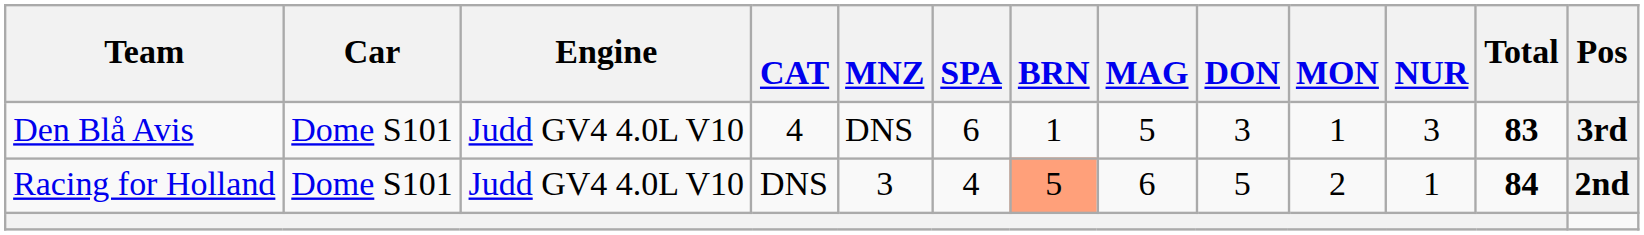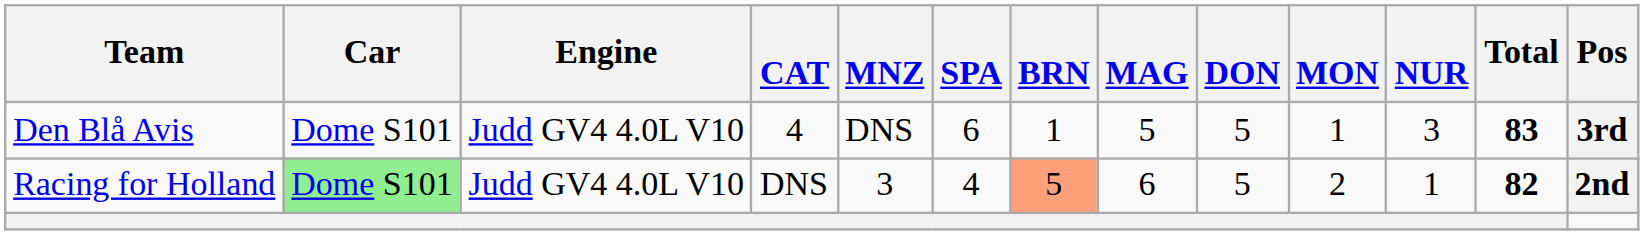(1242, 129) 3 -> (1242, 129) 5
(372, 185) no background -> (372, 185) lightgreen background
(1521, 185) 84 -> (1521, 185) 82
